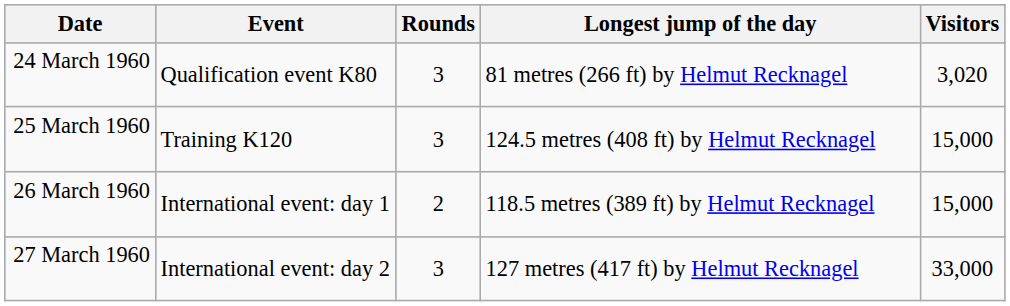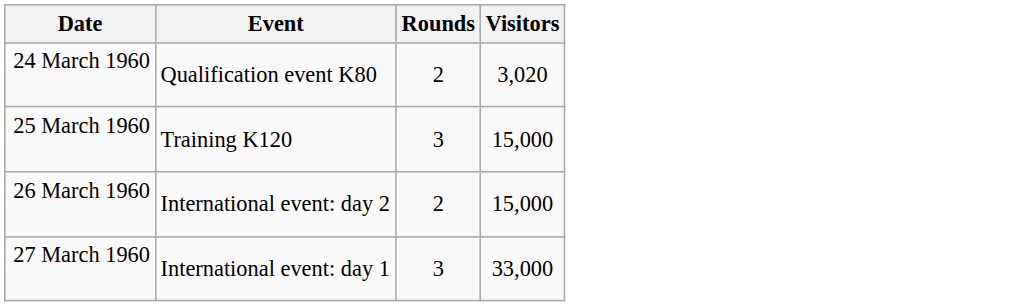- column: (700, 23)
(438, 74) 3 -> (438, 74) 2
(275, 203) International event: day 1 -> (275, 203) International event: day 2
(275, 268) International event: day 2 -> (275, 268) International event: day 1
